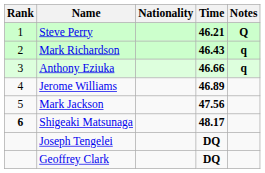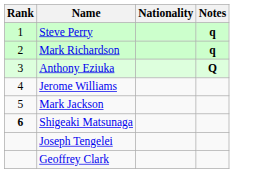- column: (212, 13)
(244, 31) Q -> (212, 31) q
(244, 68) q -> (212, 68) Q
